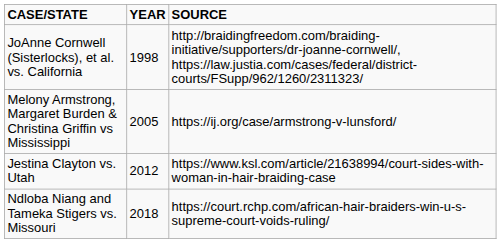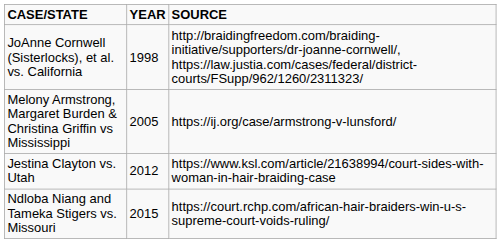(144, 213) 2018 -> (144, 213) 2015
